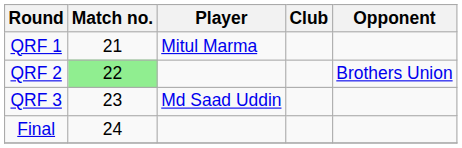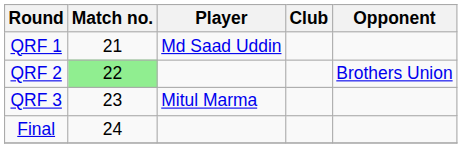(209, 45) Mitul Marma -> (221, 45) Md Saad Uddin
(221, 101) Md Saad Uddin -> (209, 101) Mitul Marma
